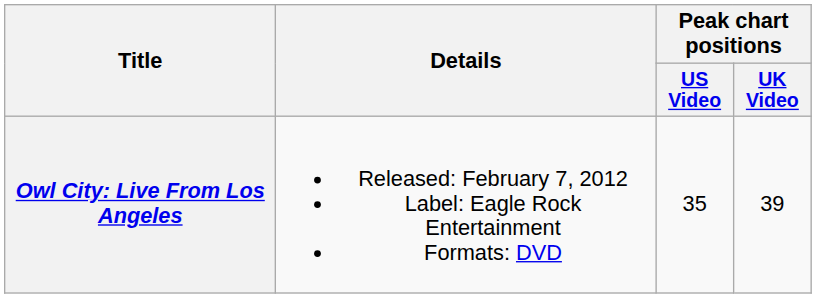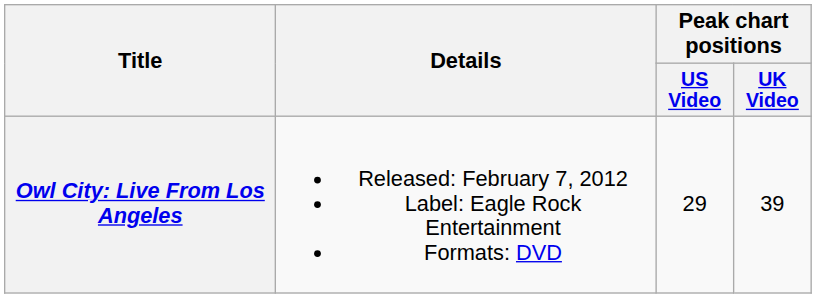(695, 204) 35 -> (695, 204) 29
